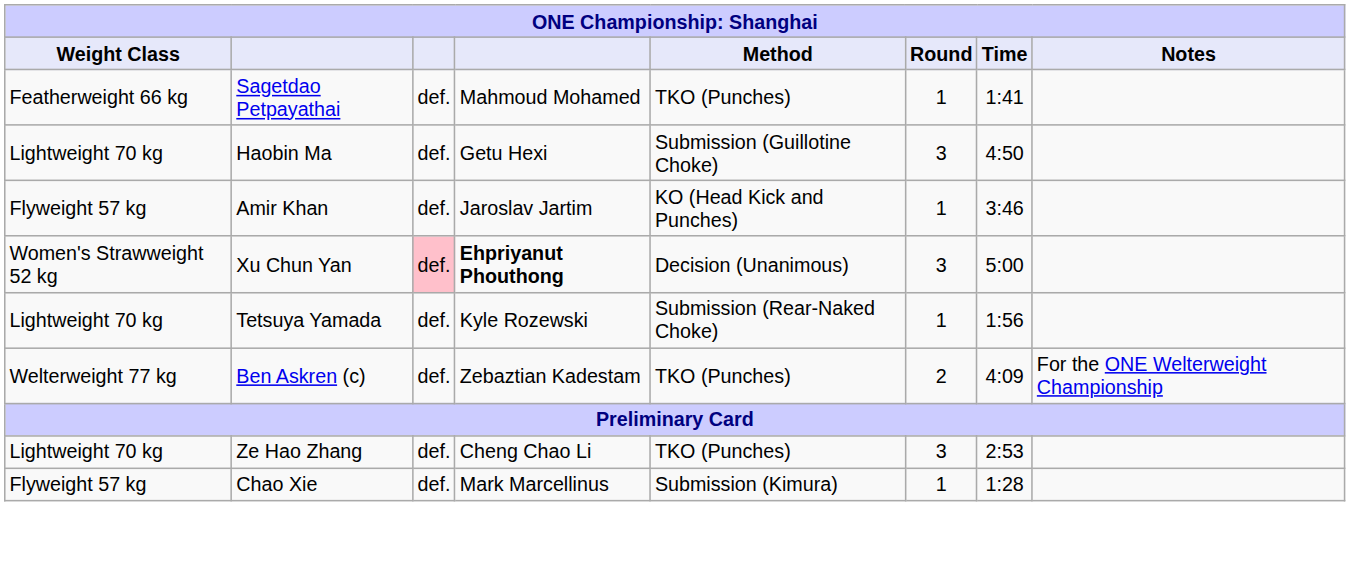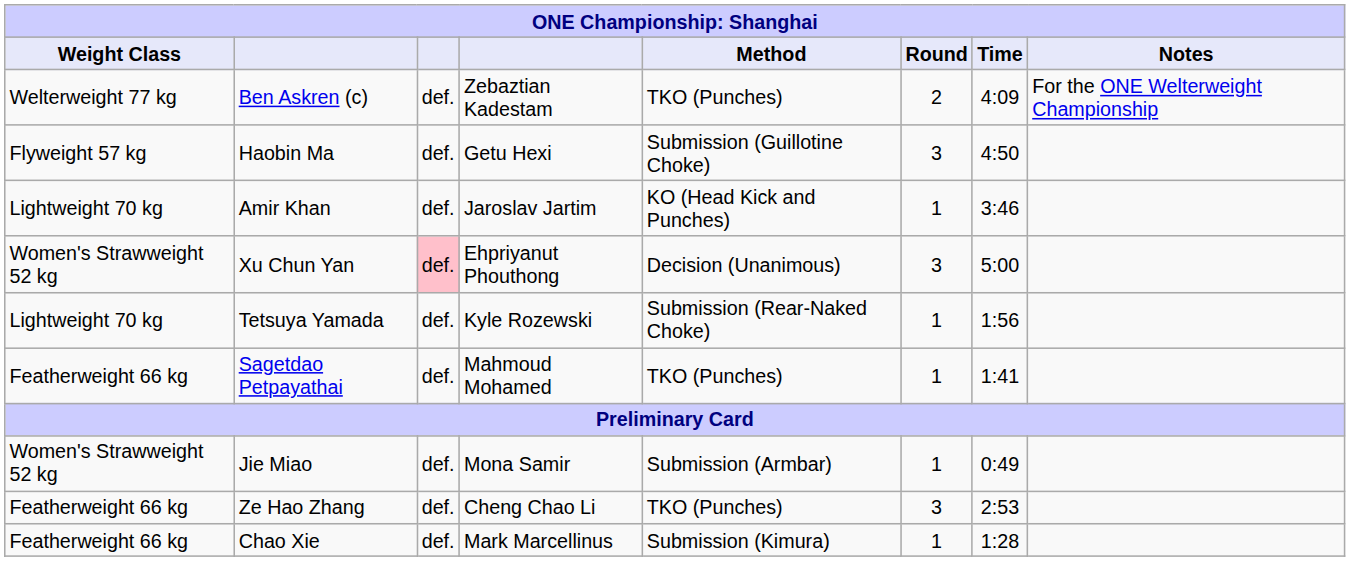rows swapped: (301, 375) <-> (288, 97)
(86, 153) Lightweight 70 kg -> (78, 153) Flyweight 57 kg
(78, 208) Flyweight 57 kg -> (86, 208) Lightweight 70 kg
(512, 264) bold -> (512, 264) normal
+ row: (275, 463)
(86, 452) Lightweight 70 kg -> (99, 507) Featherweight 66 kg
(78, 484) Flyweight 57 kg -> (99, 540) Featherweight 66 kg
